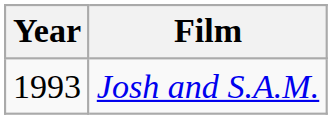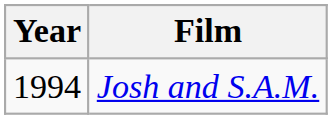(47, 85) 1993 -> (47, 85) 1994
